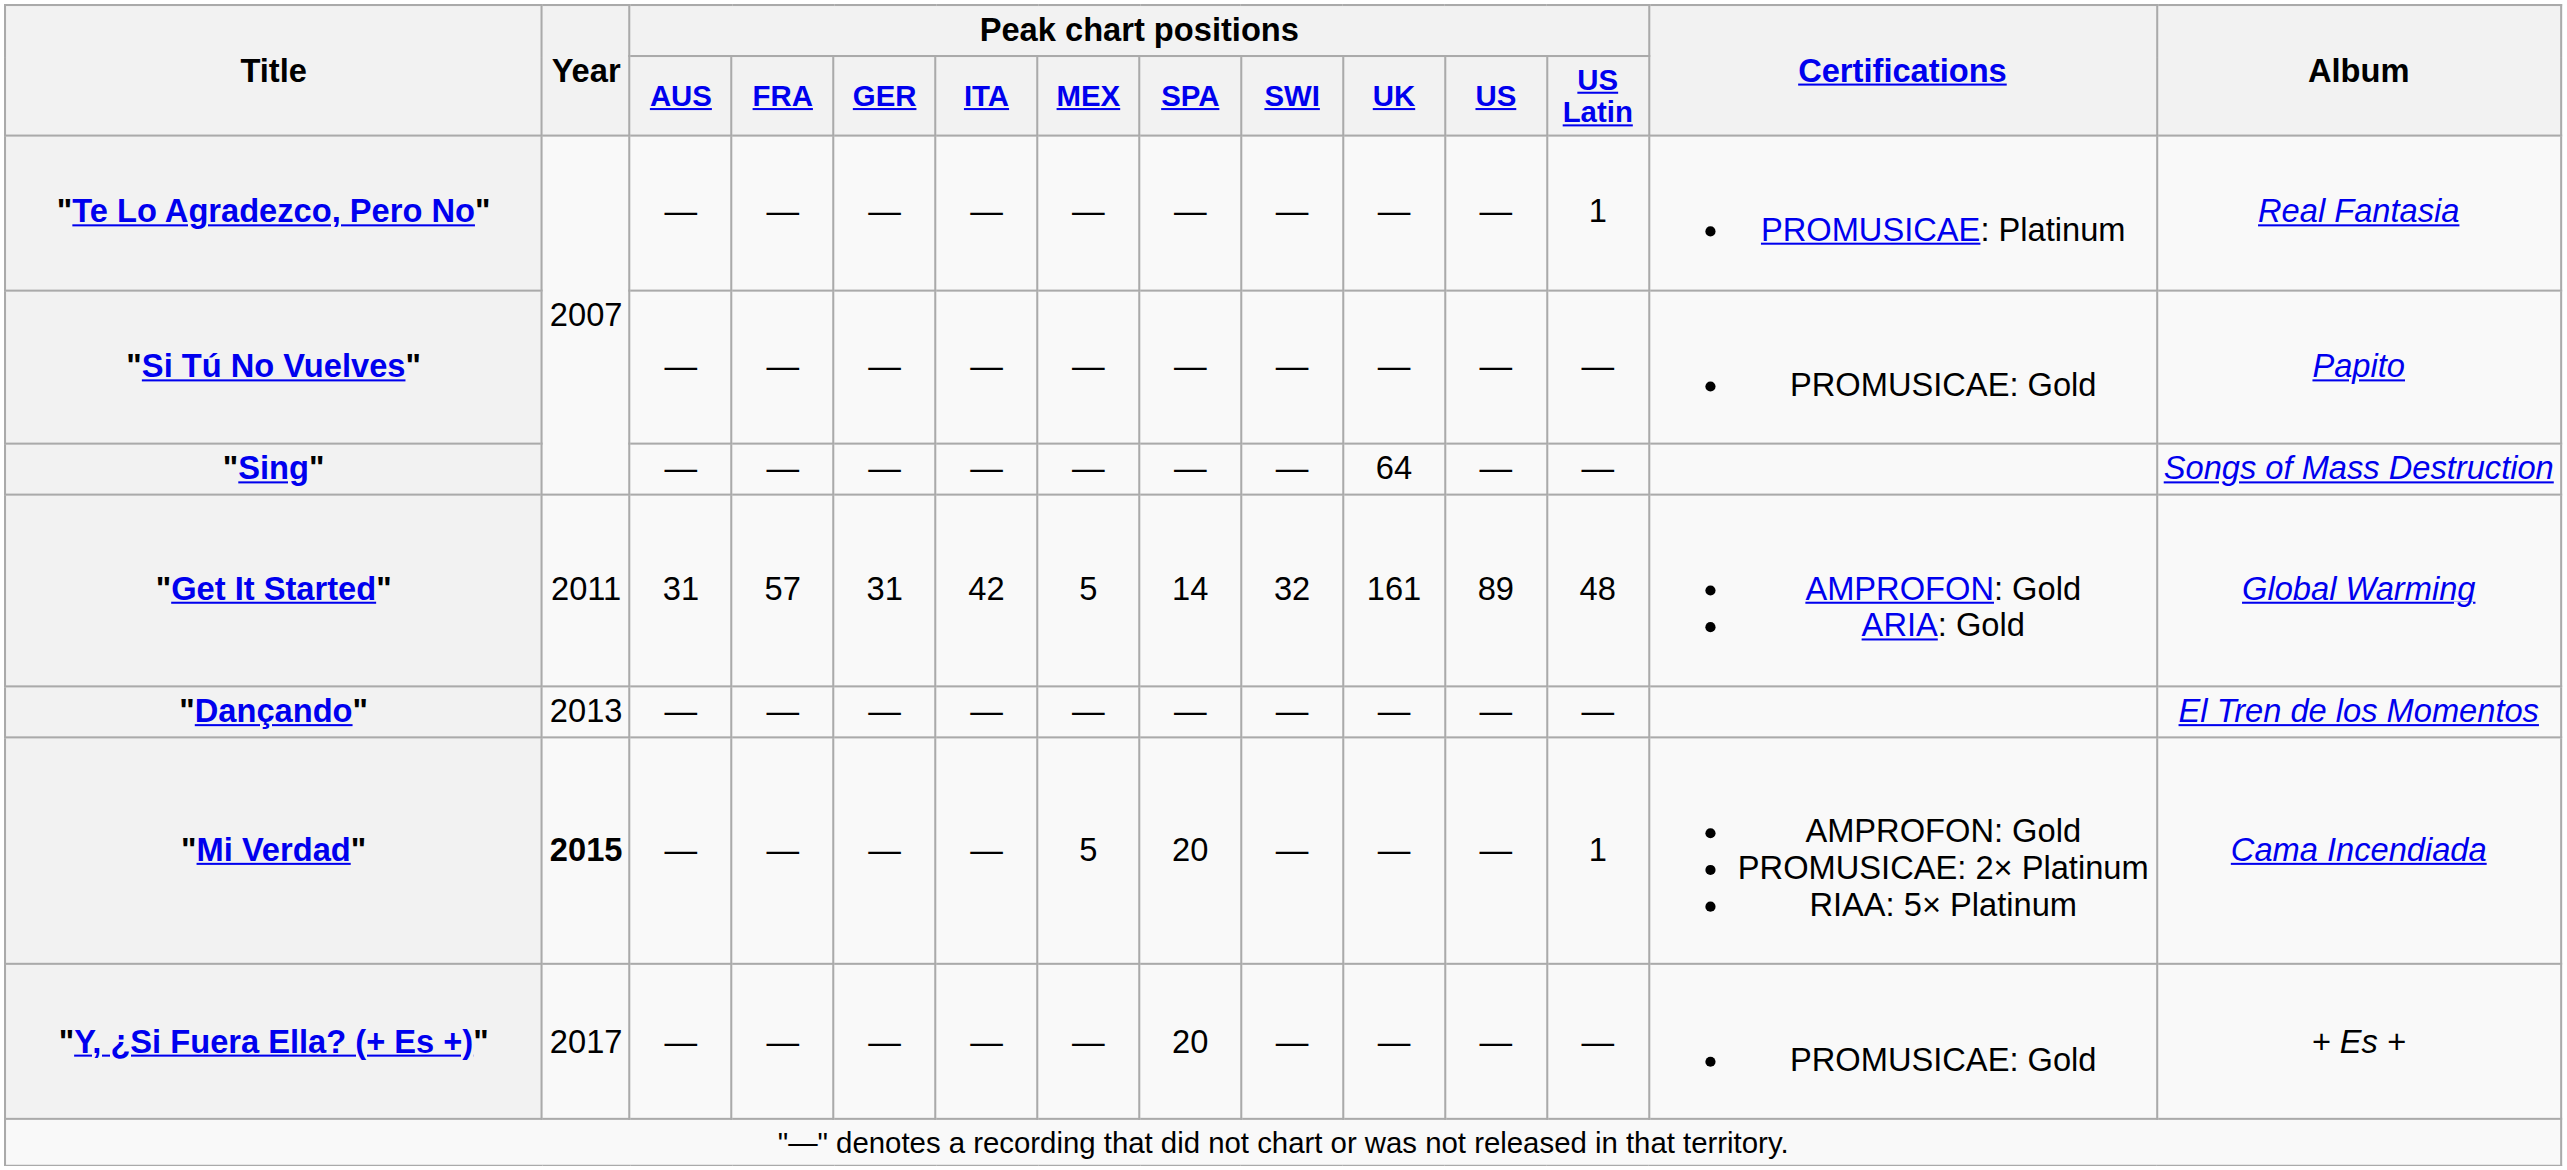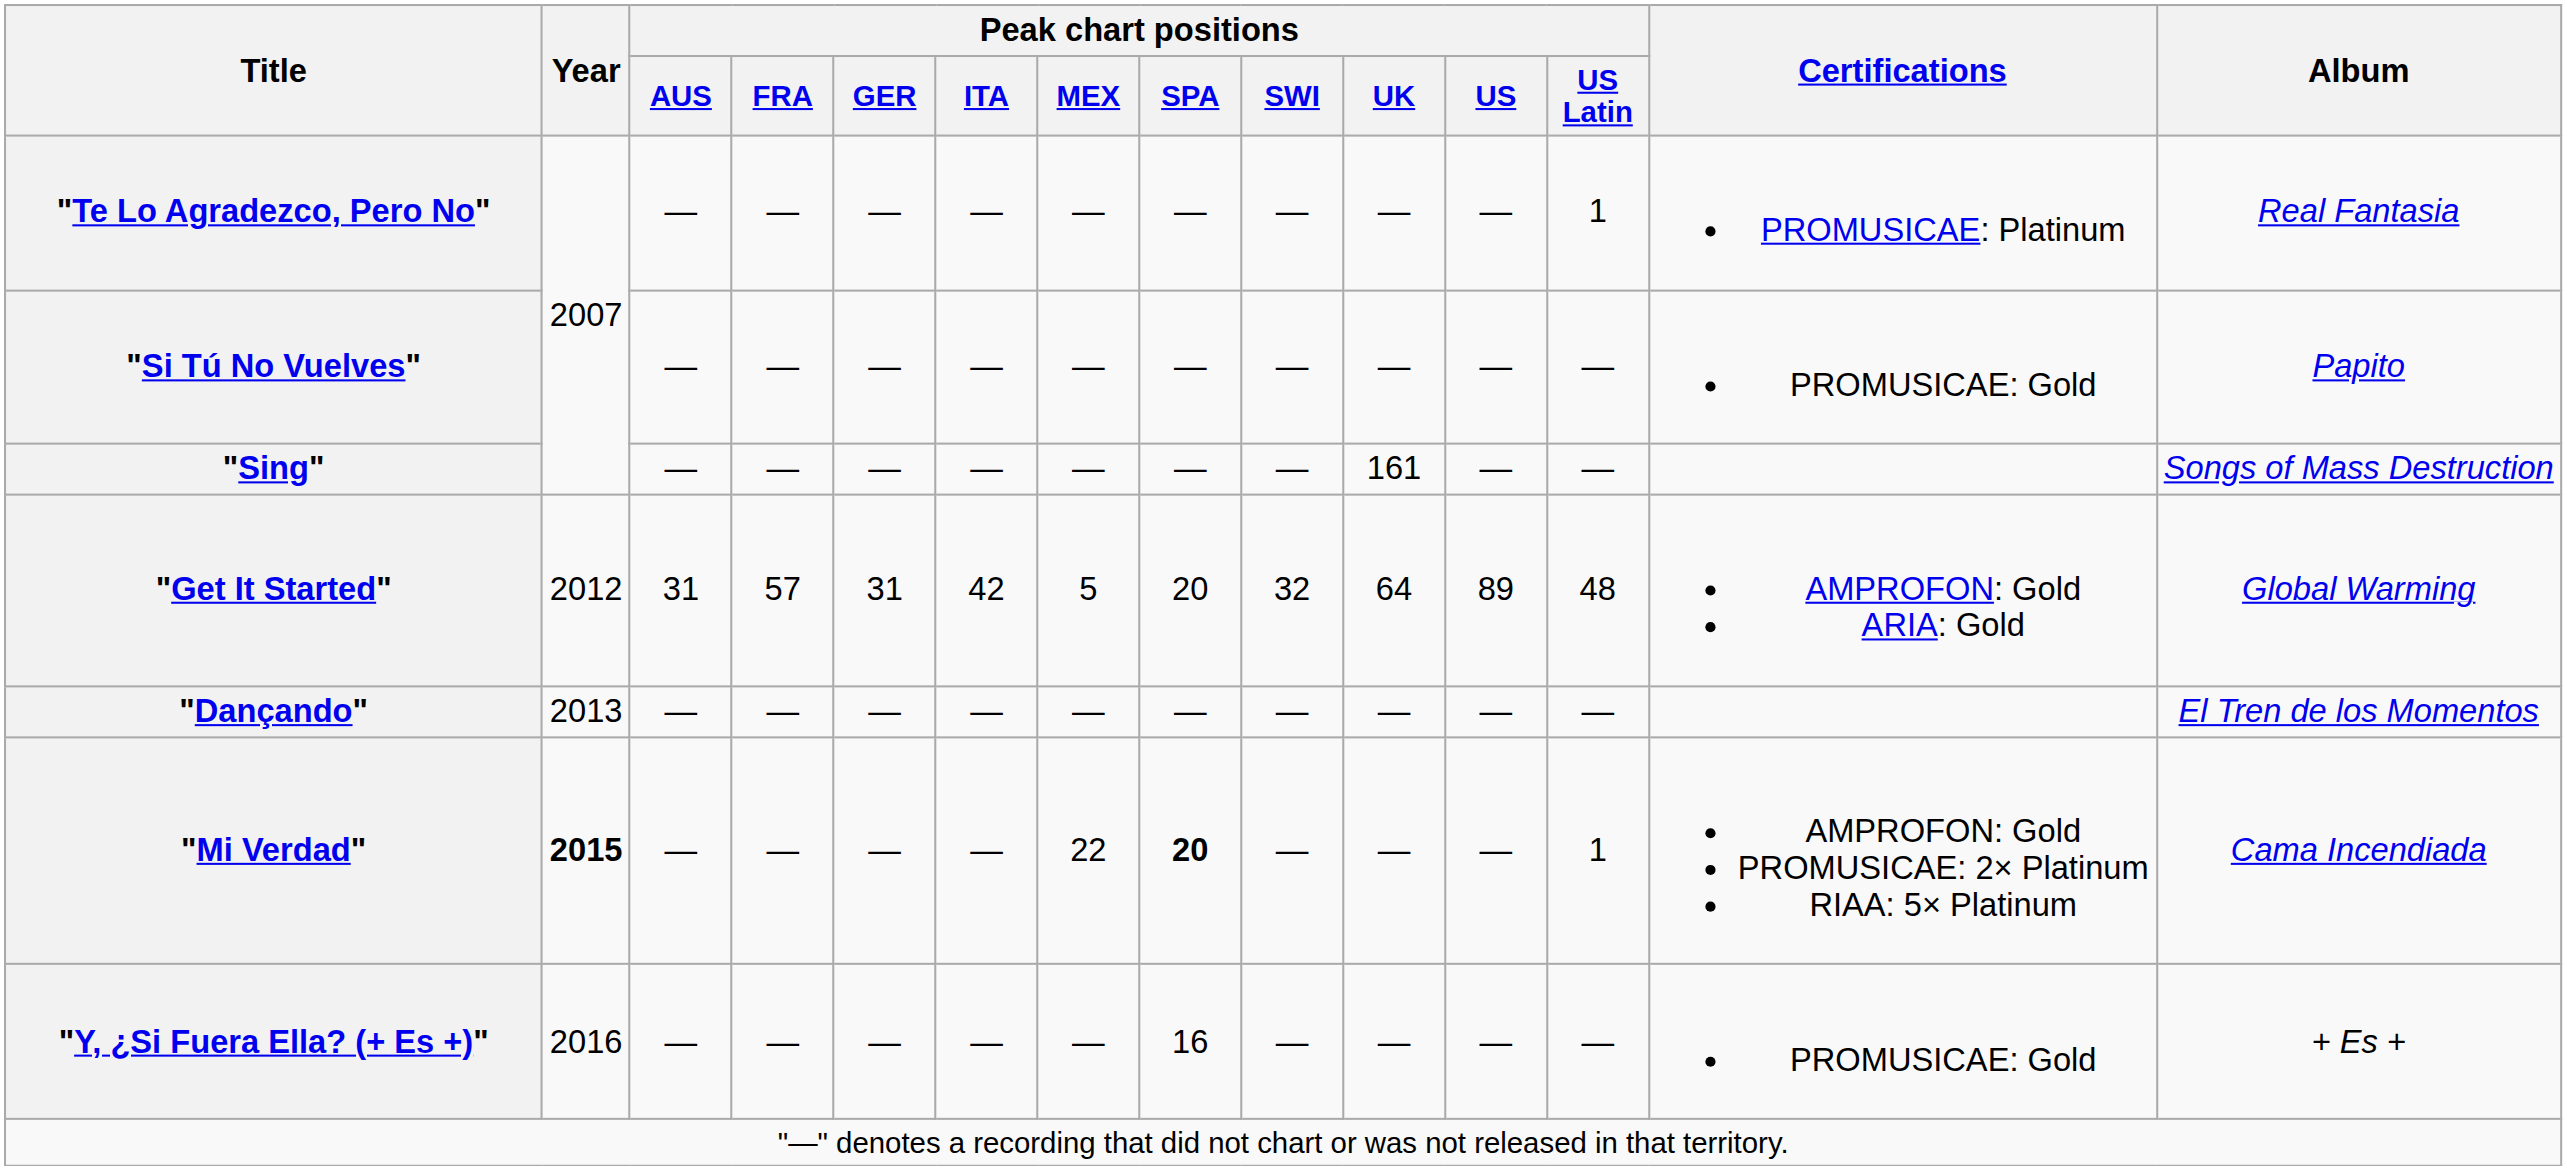(1394, 468) 64 -> (1394, 468) 161
(586, 589) 2011 -> (586, 589) 2012
(1190, 589) 14 -> (1190, 589) 20
(1394, 589) 161 -> (1394, 589) 64
(1088, 850) 5 -> (1088, 850) 22
(1190, 850) normal -> (1190, 850) bold
(586, 1040) 2017 -> (586, 1040) 2016
(1190, 1040) 20 -> (1190, 1040) 16
